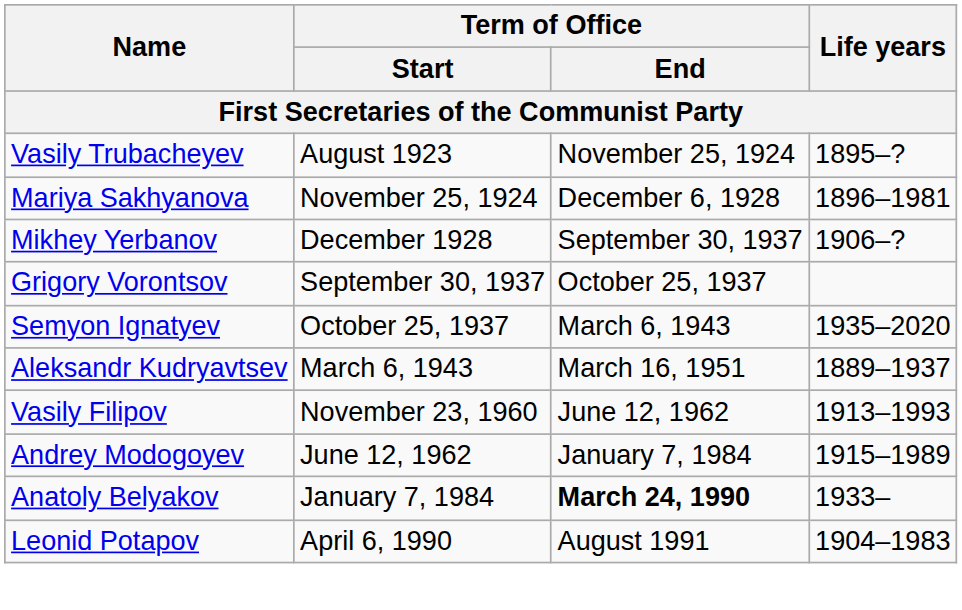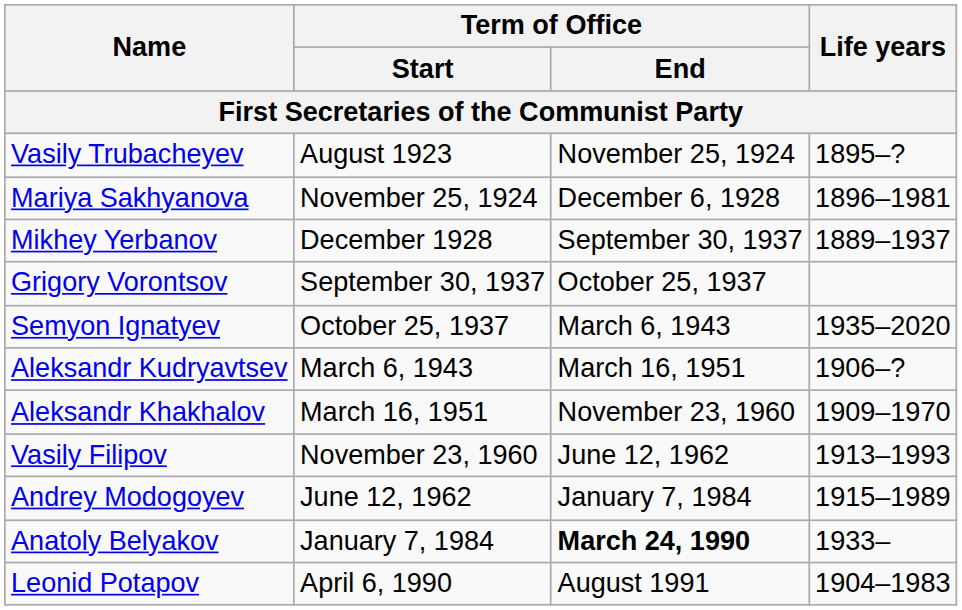(860, 240) 1906–? -> (883, 240) 1889–1937
(883, 369) 1889–1937 -> (860, 369) 1906–?
+ row: (138, 411)
